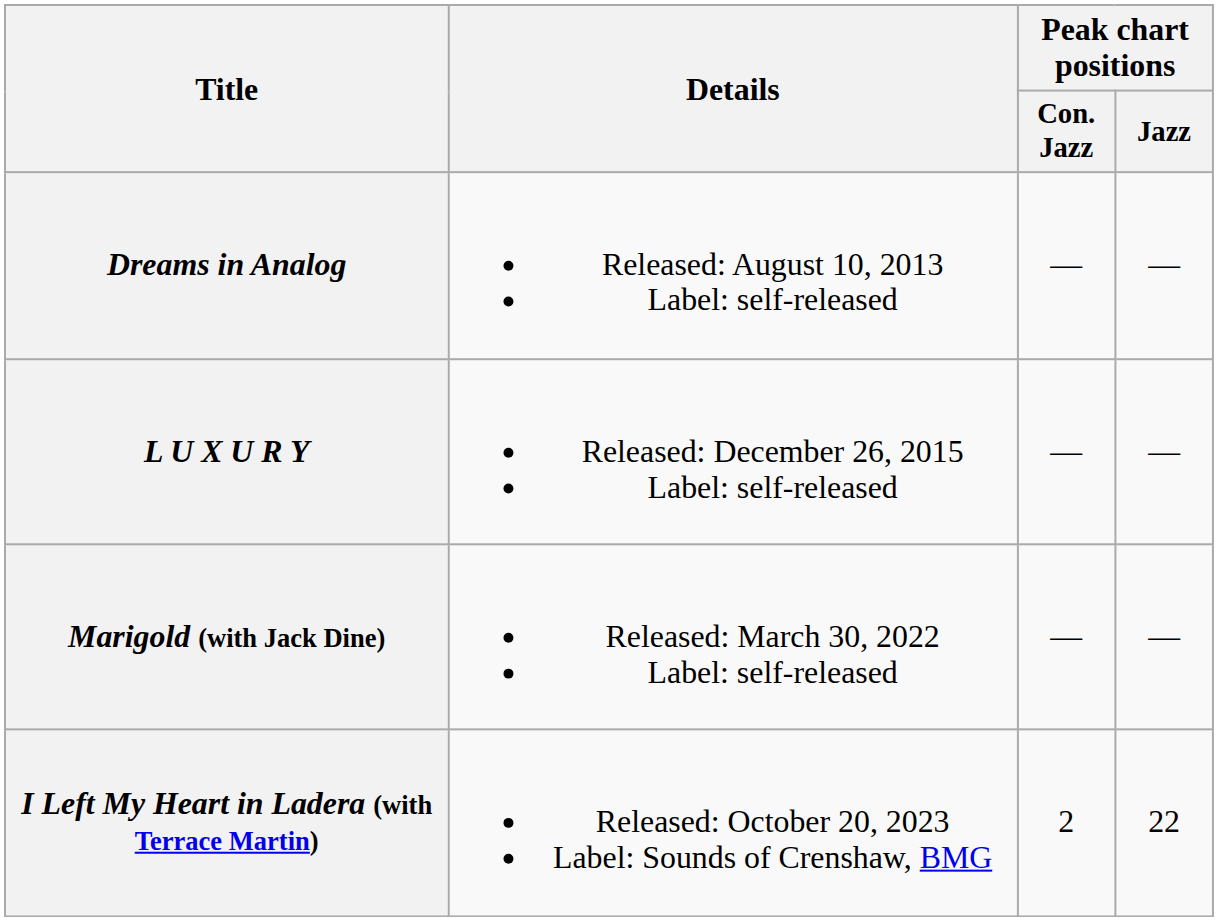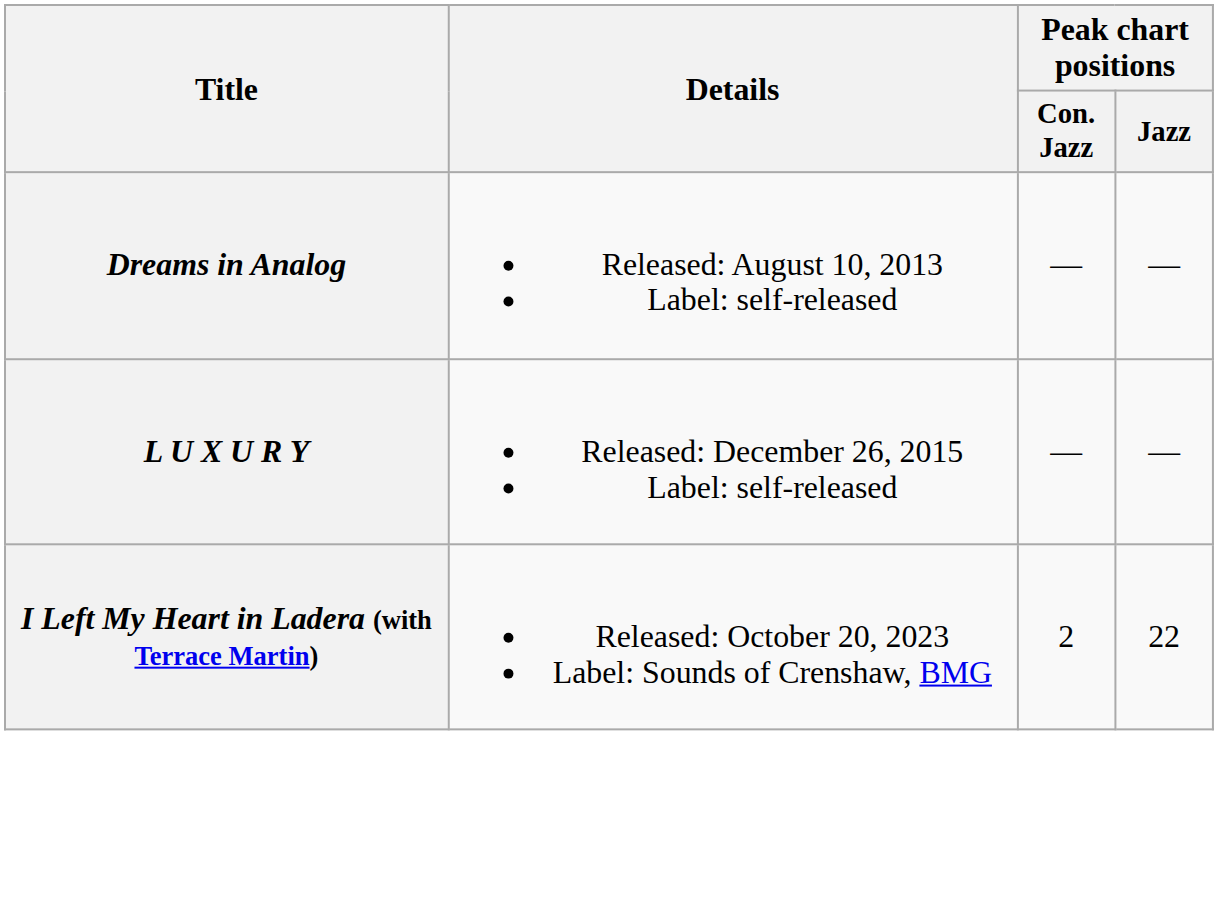- row: (227, 636)
